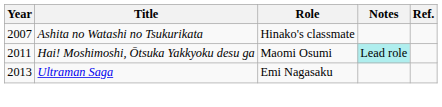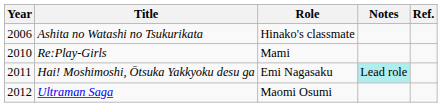(20, 33) 2007 -> (20, 33) 2006
+ row: (72, 53)
(296, 53) Maomi Osumi -> (296, 72) Emi Nagasaku
(20, 72) 2013 -> (20, 92) 2012
(296, 72) Emi Nagasaku -> (296, 92) Maomi Osumi
